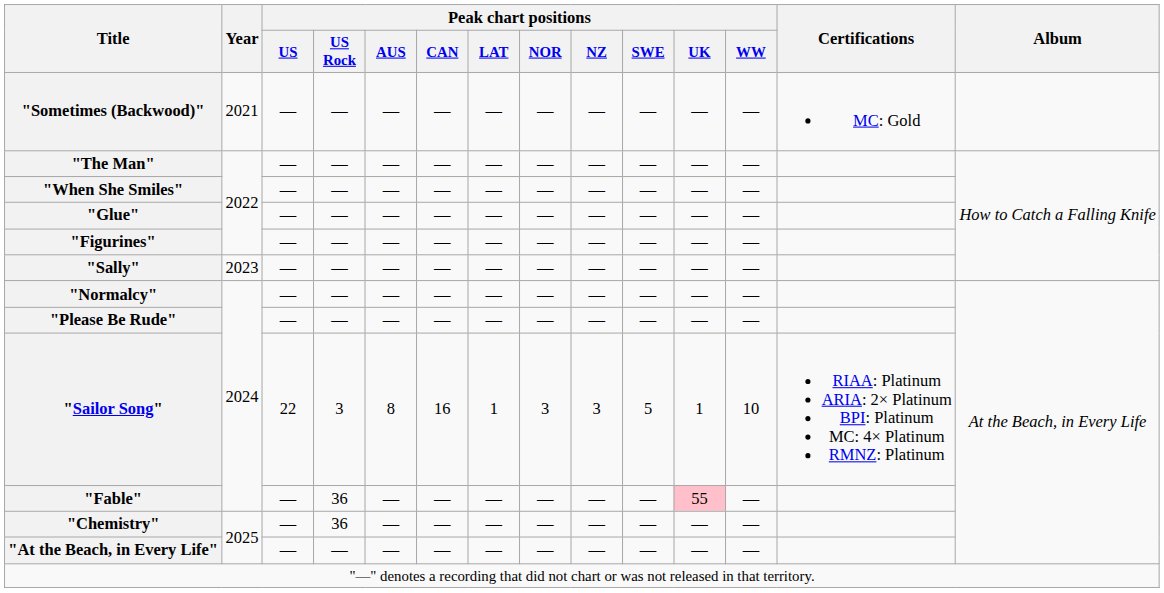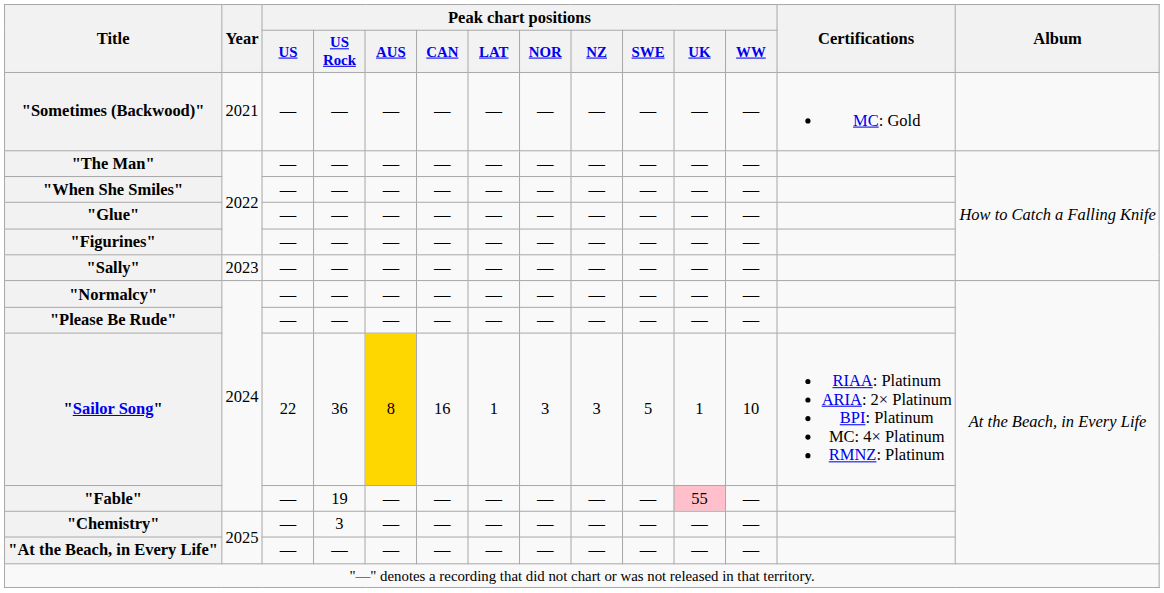(339, 409) 3 -> (339, 409) 36
(391, 409) no background -> (391, 409) gold background
(339, 498) 36 -> (339, 498) 19
(339, 524) 36 -> (339, 524) 3
